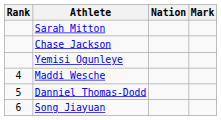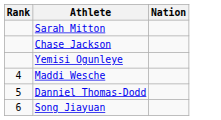- column: (203, 12)
